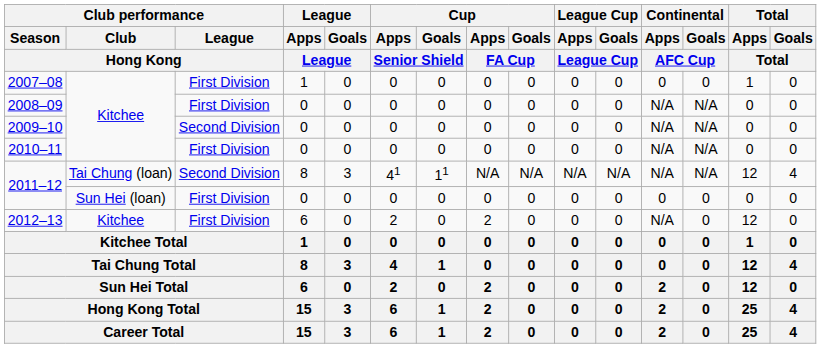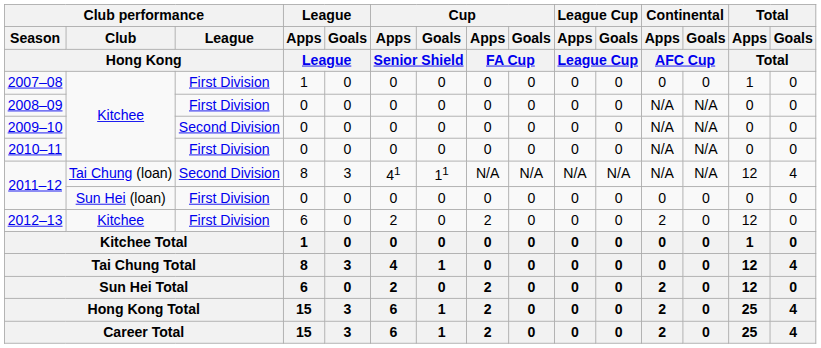(662, 220) N/A -> (662, 220) 2
